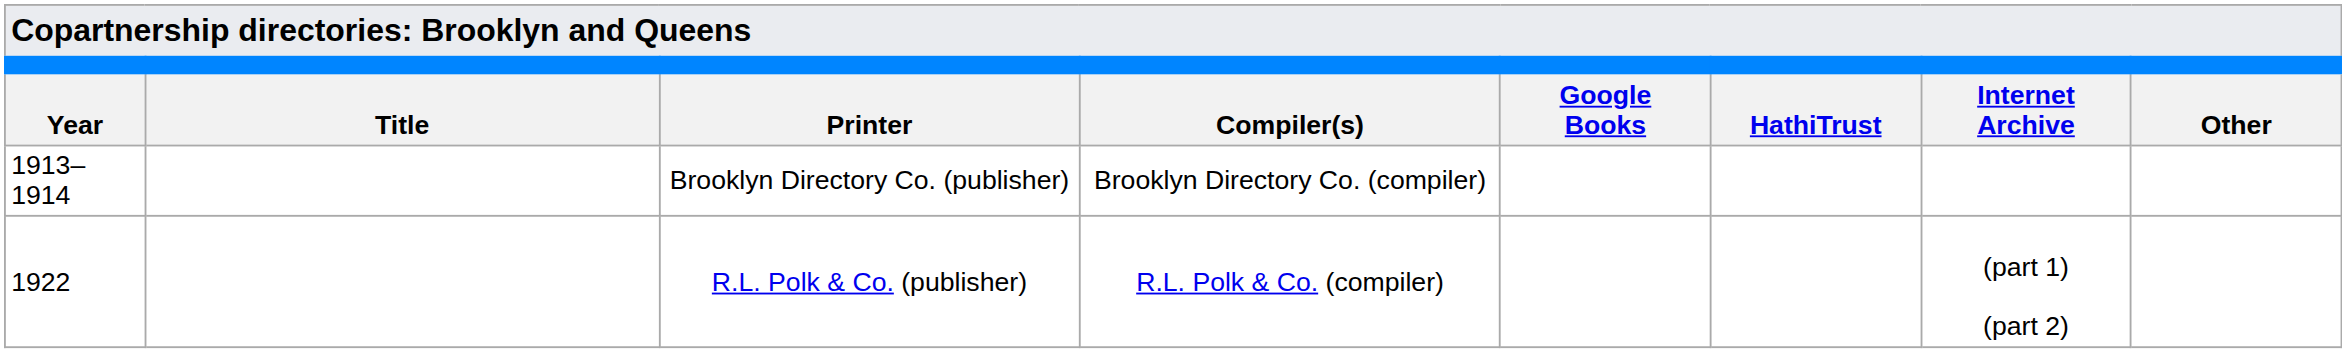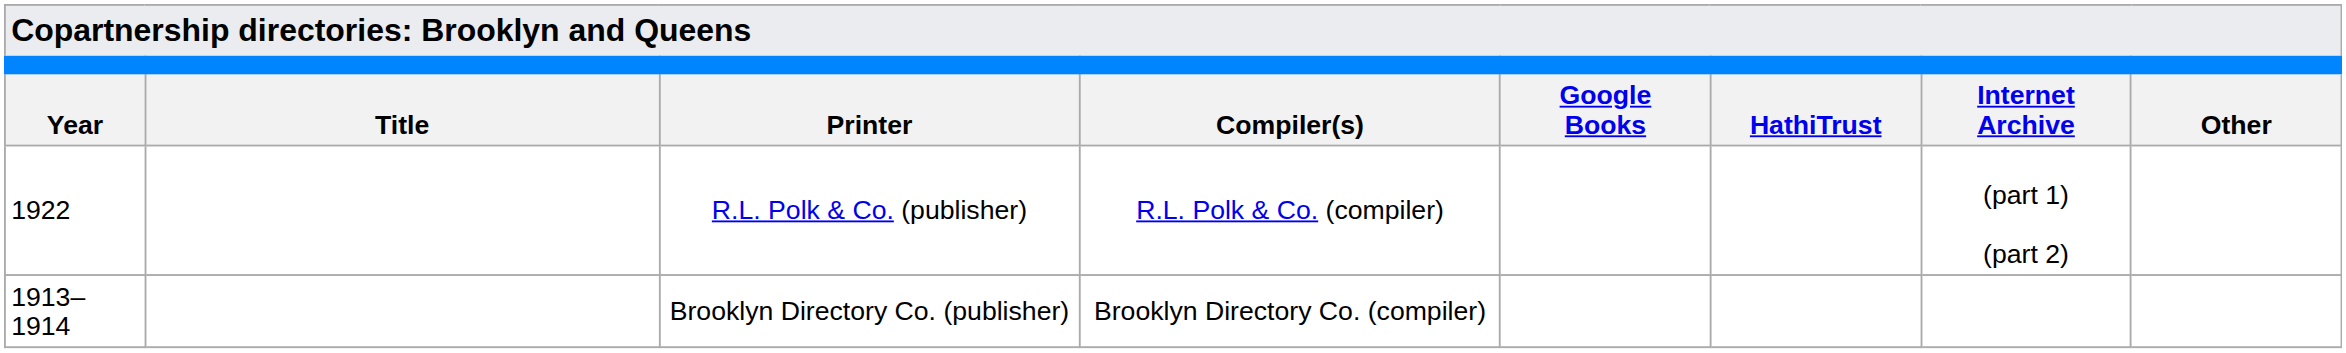rows swapped: (869, 181) <-> (869, 282)
